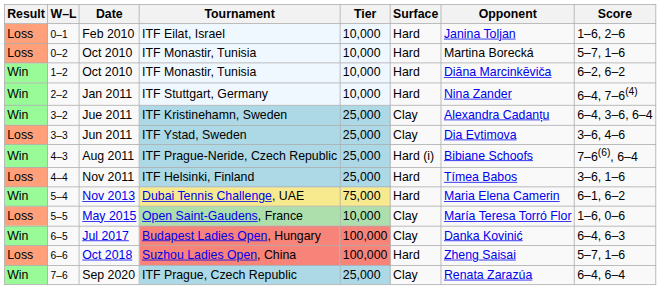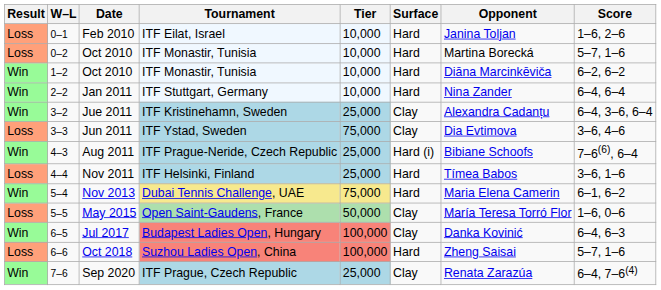(607, 94) 6–4, 7–6(4) -> (601, 92) 6–4, 6–4
(362, 134) 25,000 -> (362, 131) 75,000
(362, 216) 10,000 -> (362, 212) 50,000
(601, 274) 6–4, 6–4 -> (607, 273) 6–4, 7–6(4)
